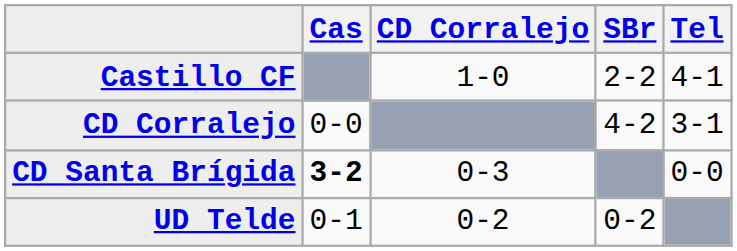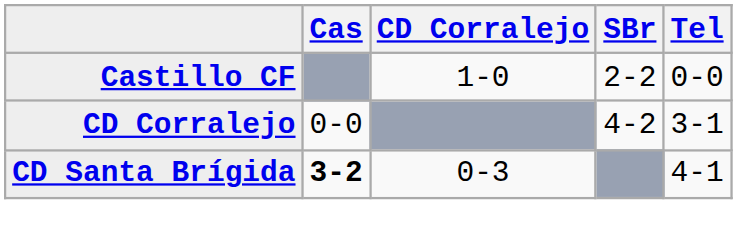(697, 77) 4-1 -> (697, 77) 0-0
(697, 173) 0-0 -> (697, 173) 4-1
- row: (225, 222)
